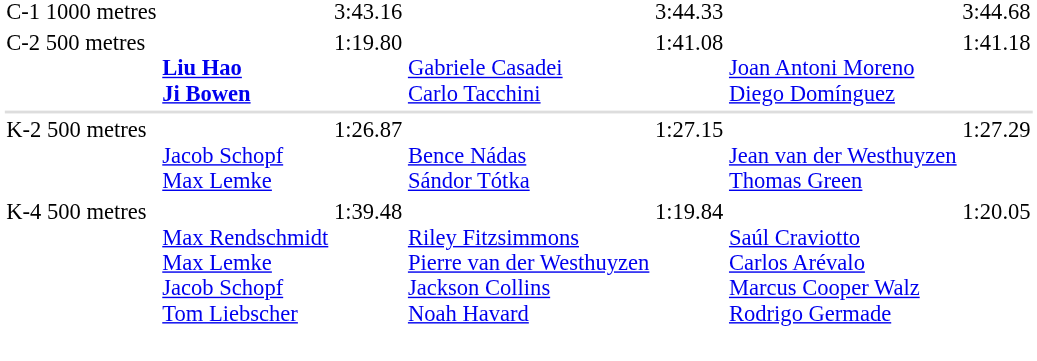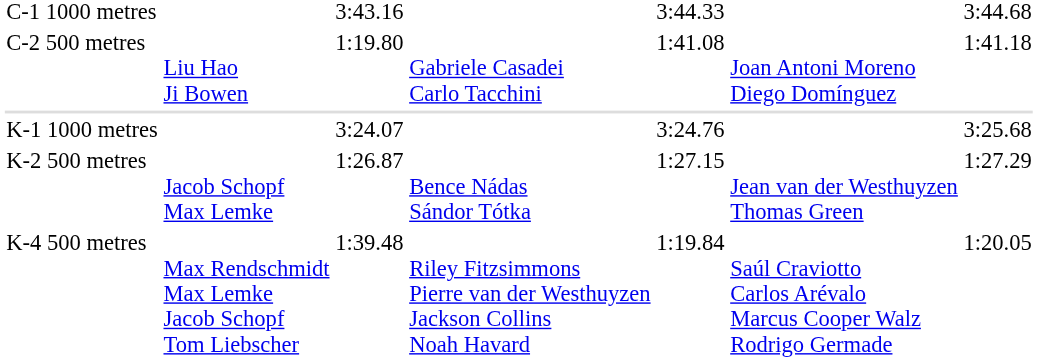(206, 80) bold -> (206, 80) normal
+ row: (82, 130)
